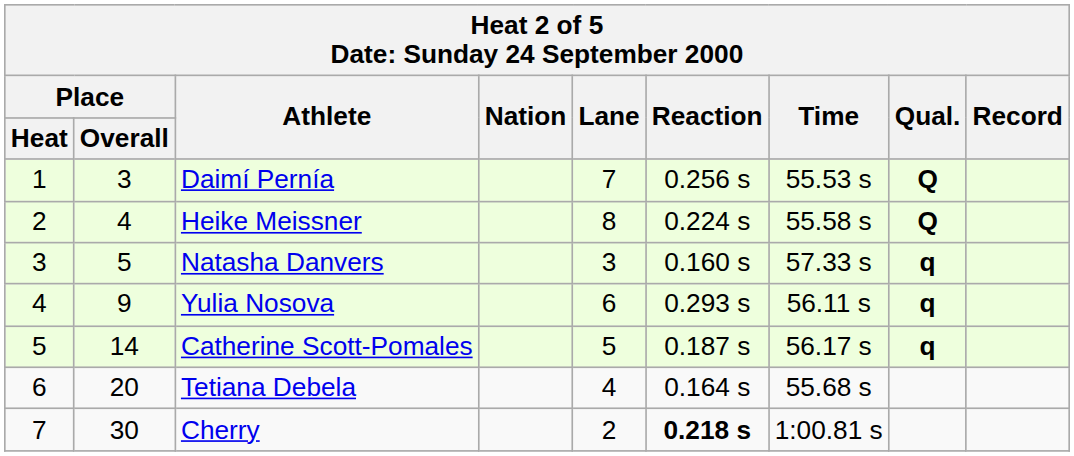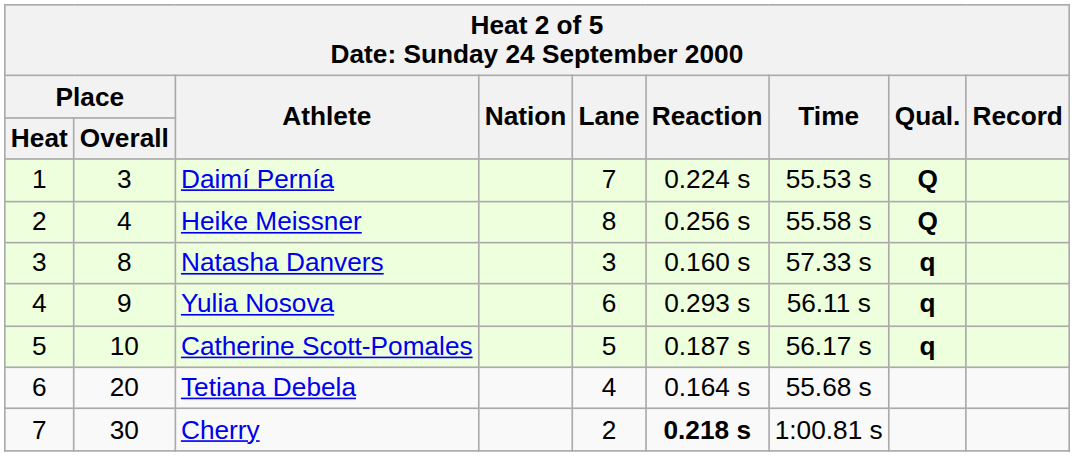(707, 179) 0.256 s -> (707, 179) 0.224 s
(707, 221) 0.224 s -> (707, 221) 0.256 s
(124, 262) 5 -> (124, 262) 8
(124, 346) 14 -> (124, 346) 10
